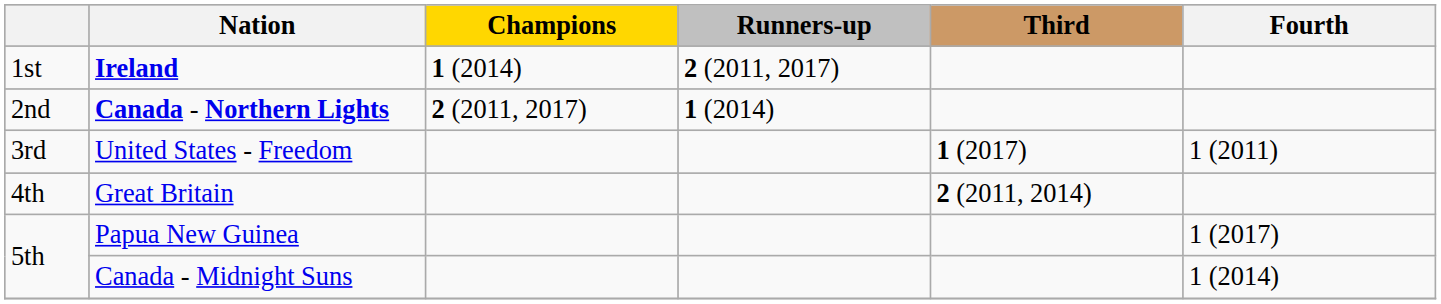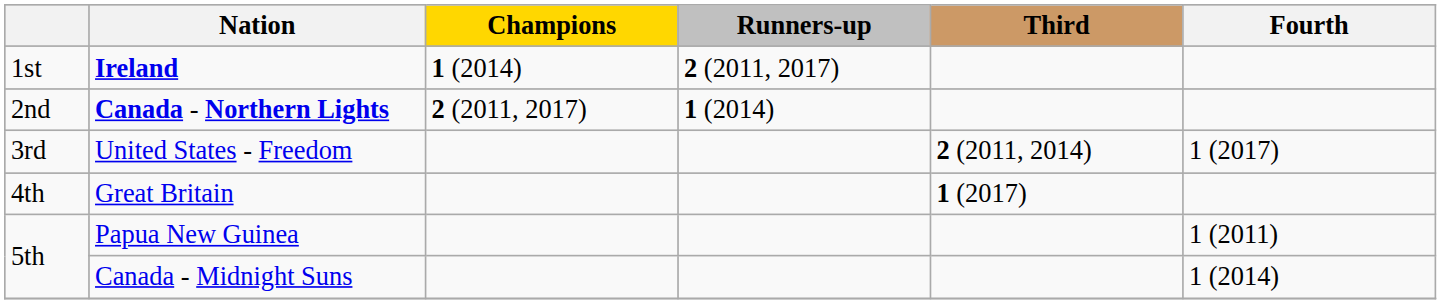(982, 151) 1 (2017) -> (1014, 151) 2 (2011, 2014)
(1234, 151) 1 (2011) -> (1234, 151) 1 (2017)
(1014, 192) 2 (2011, 2014) -> (982, 192) 1 (2017)
(1234, 234) 1 (2017) -> (1234, 234) 1 (2011)
